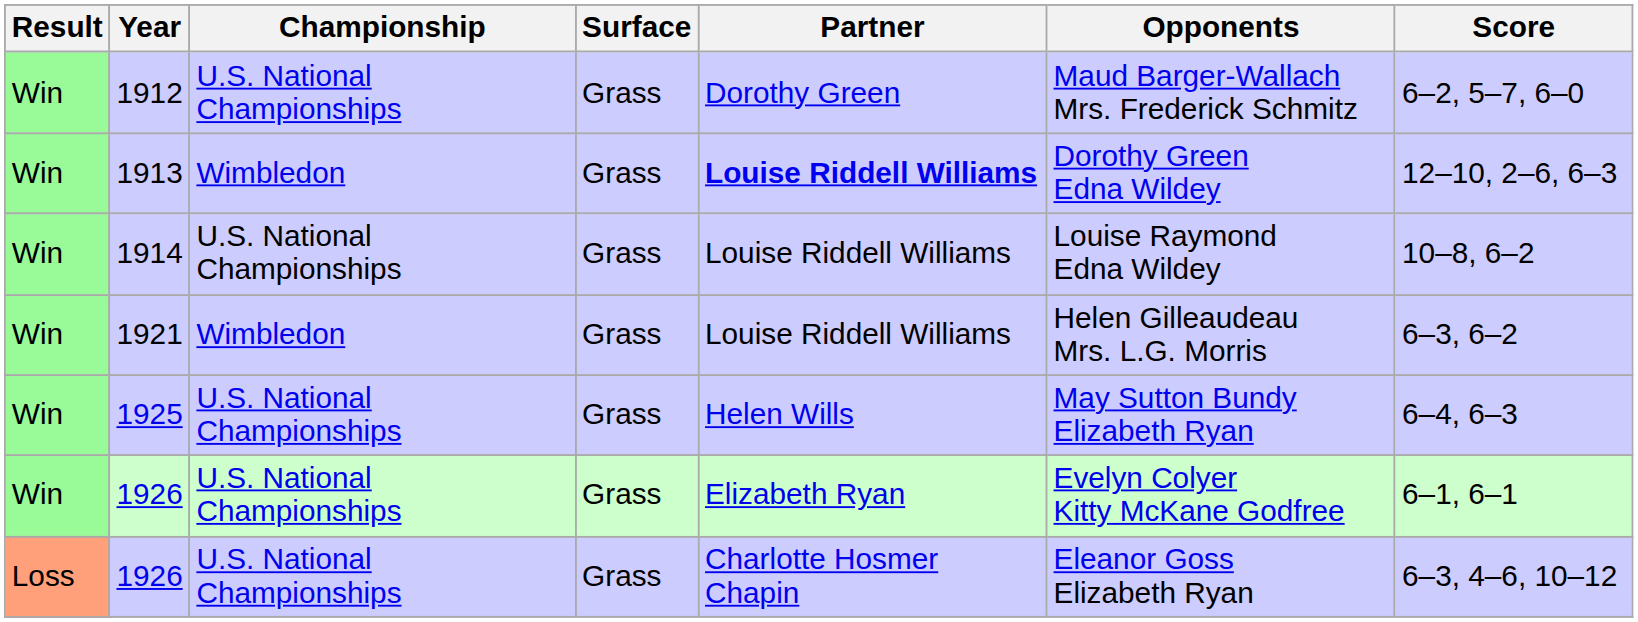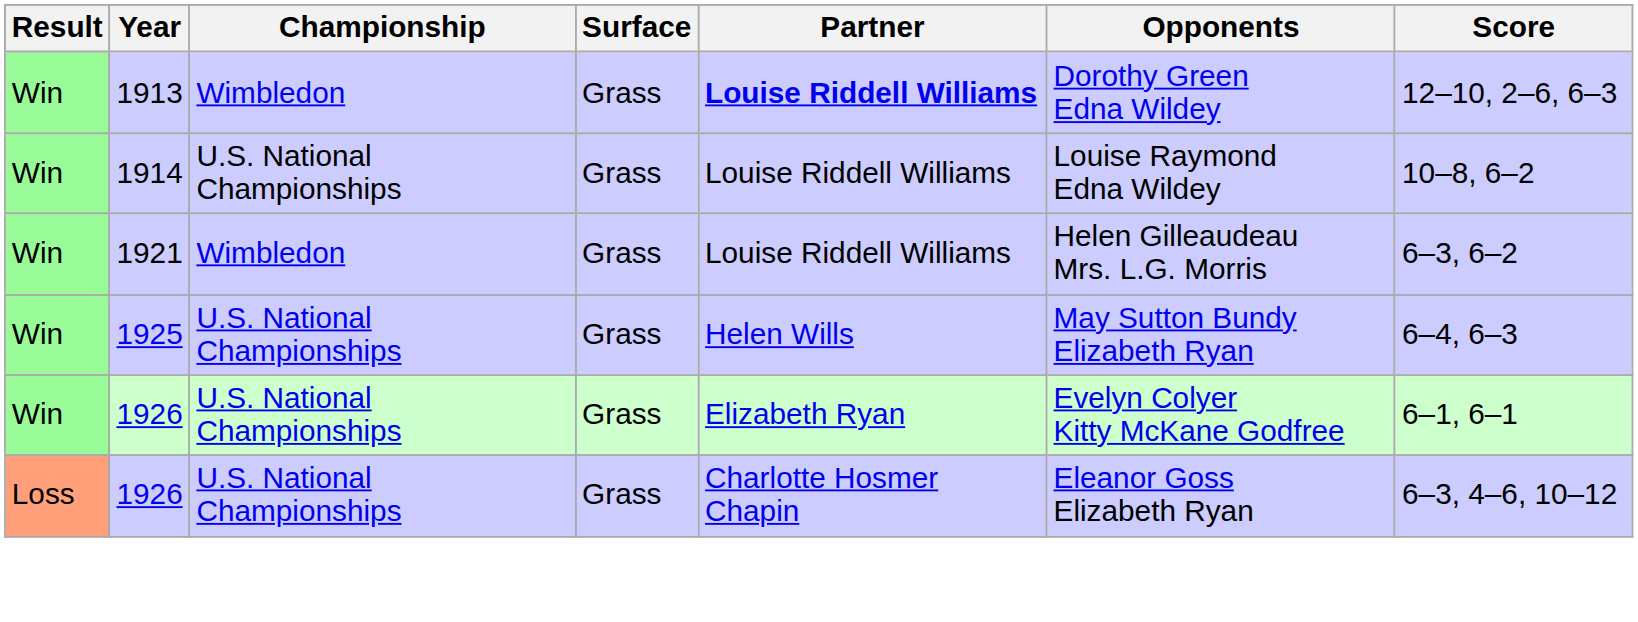- row: (37, 92)
